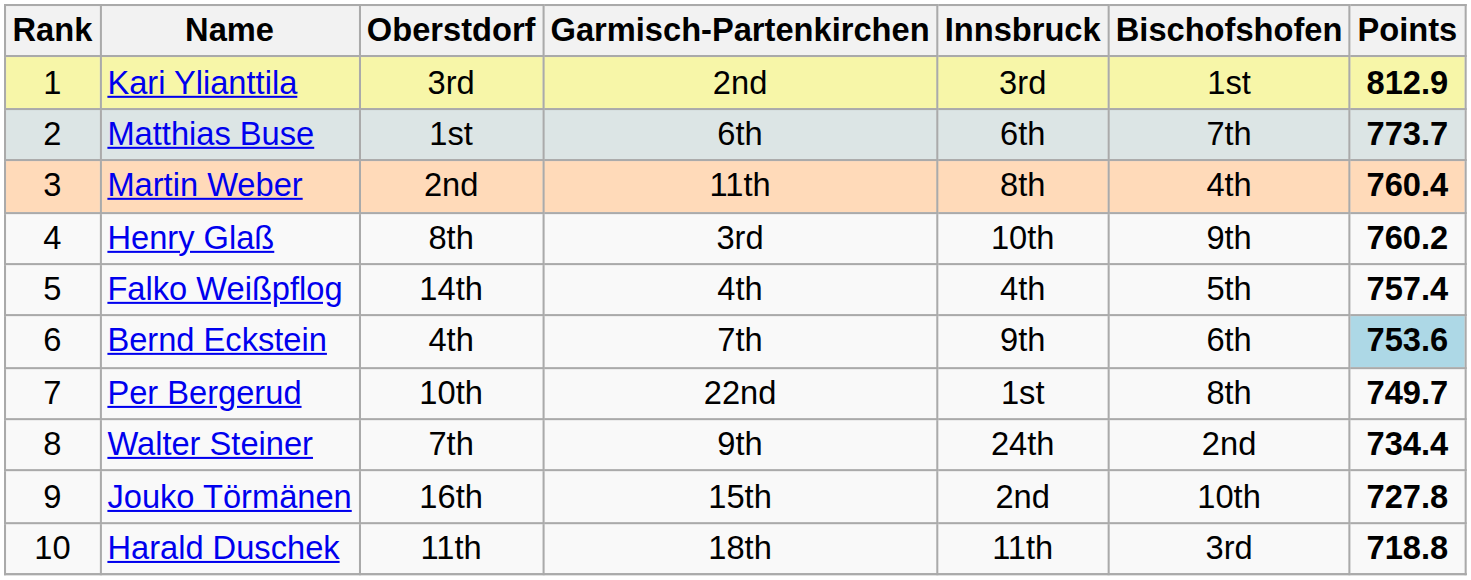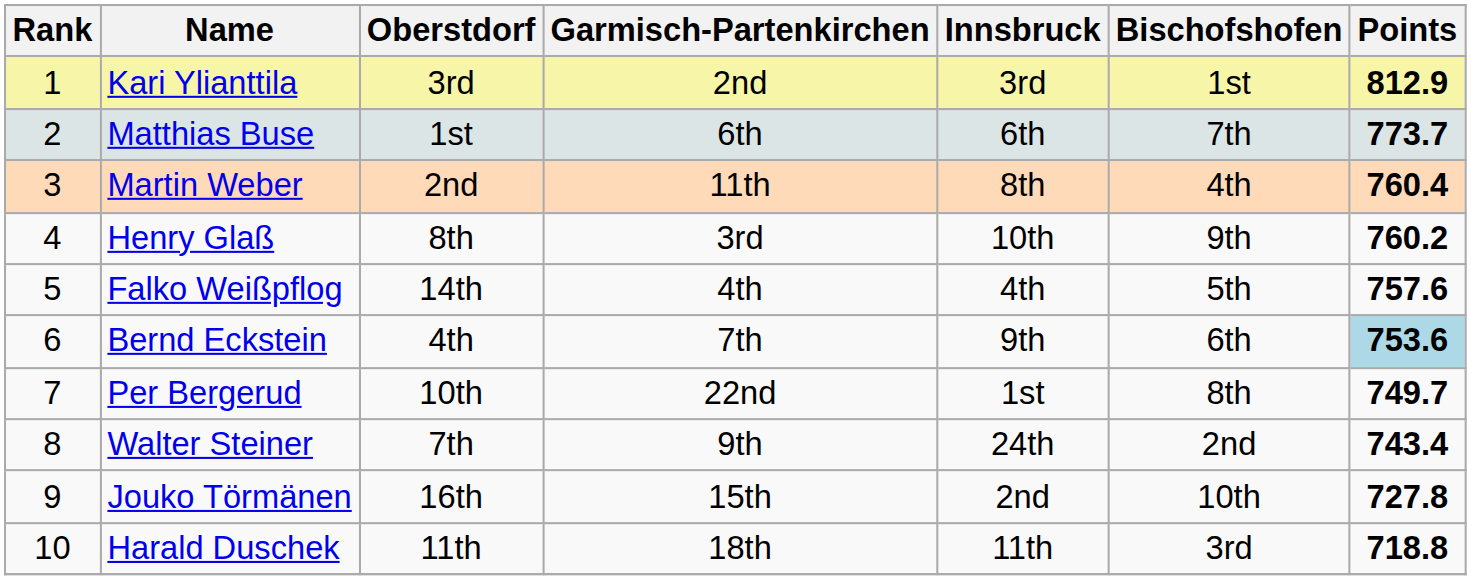(1407, 289) 757.4 -> (1407, 289) 757.6
(1407, 444) 734.4 -> (1407, 444) 743.4
